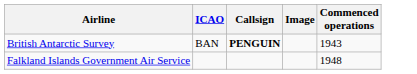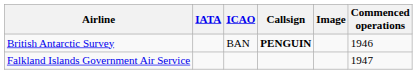+ column: (208, 19)
(331, 43) 1943 -> (362, 43) 1946
(331, 60) 1948 -> (362, 60) 1947
